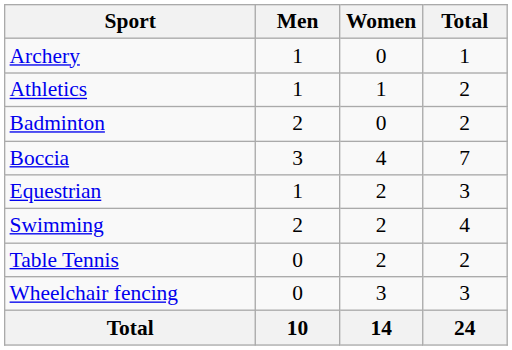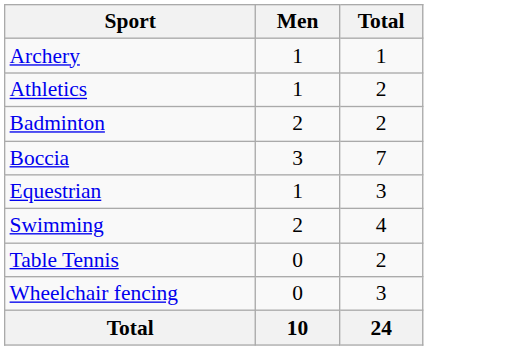- column: (381, 21)
